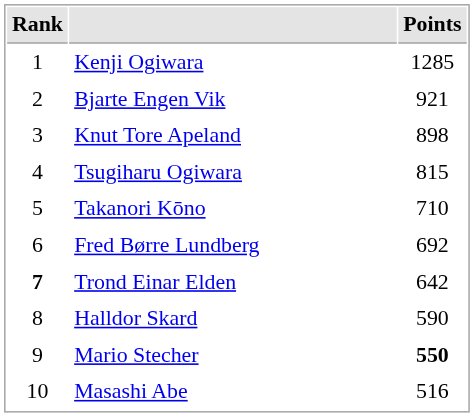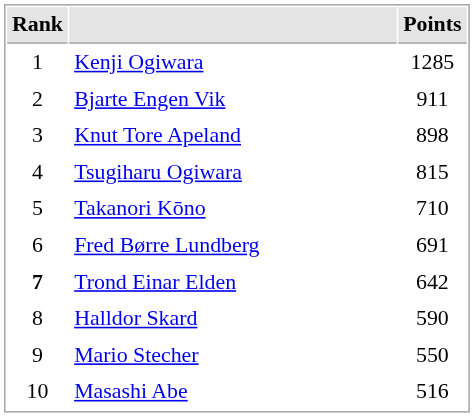(432, 99) 921 -> (432, 99) 911
(432, 245) 692 -> (432, 245) 691
(432, 355) bold -> (432, 355) normal
